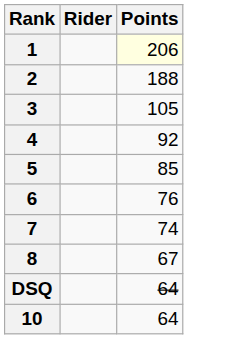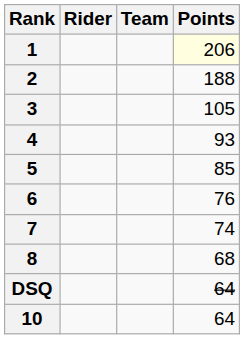+ column: (145, 19)
(168, 139) 92 -> (225, 139) 93
(168, 259) 67 -> (225, 259) 68
